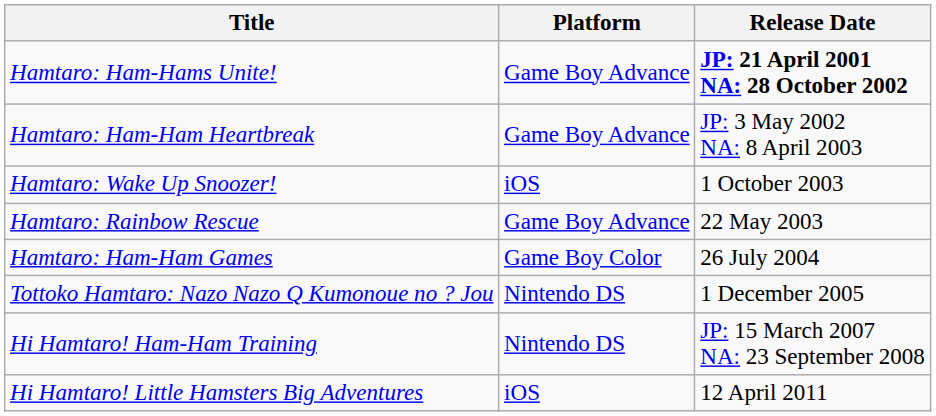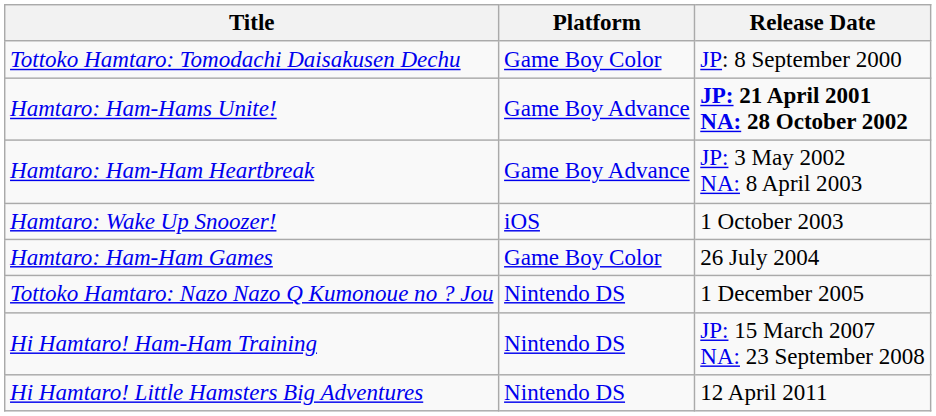+ row: (235, 59)
- row: (134, 220)
(522, 392) iOS -> (565, 392) Nintendo DS
